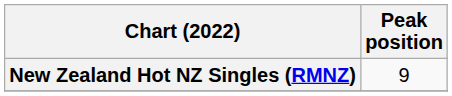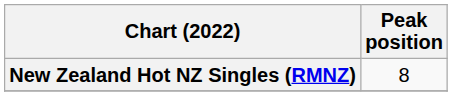(404, 74) 9 -> (404, 74) 8
